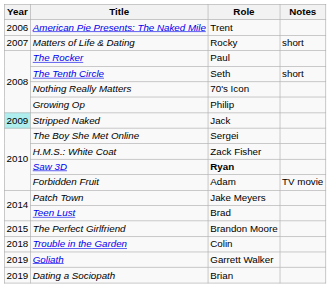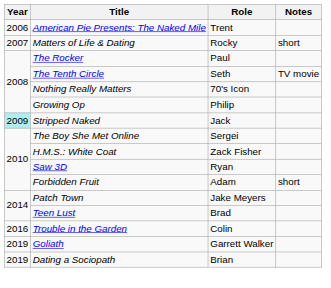(293, 74) short -> (299, 74) TV movie
(222, 167) bold -> (222, 167) normal
(303, 182) TV movie -> (289, 182) short
- row: (79, 228)
(17, 244) 2018 -> (17, 228) 2016
